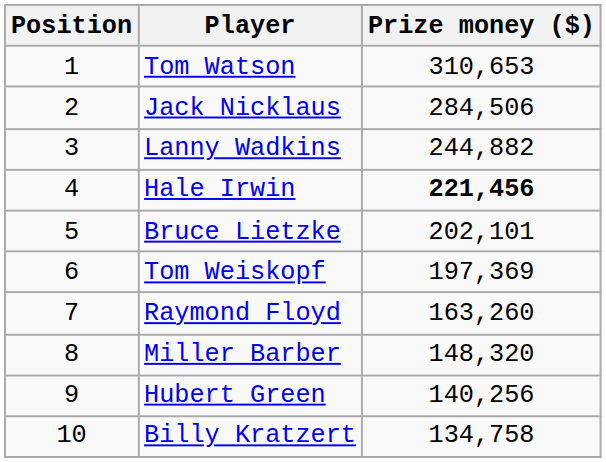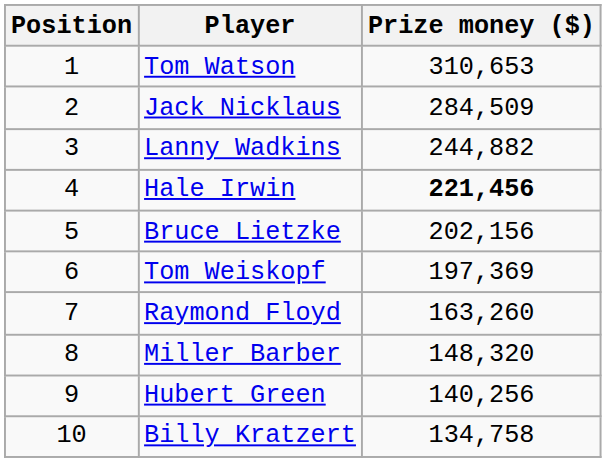(481, 108) 284,506 -> (481, 108) 284,509
(481, 231) 202,101 -> (481, 231) 202,156
